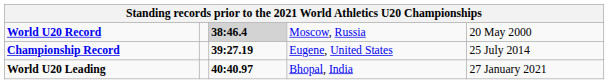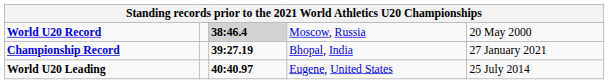(341, 50) Eugene, United States -> (321, 50) Bhopal, India
(500, 50) 25 July 2014 -> (508, 50) 27 January 2021
(321, 69) Bhopal, India -> (341, 69) Eugene, United States
(508, 69) 27 January 2021 -> (500, 69) 25 July 2014
